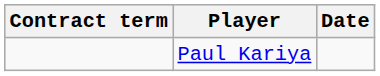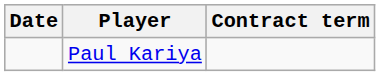columns swapped: (345, 21) <-> (89, 21)
